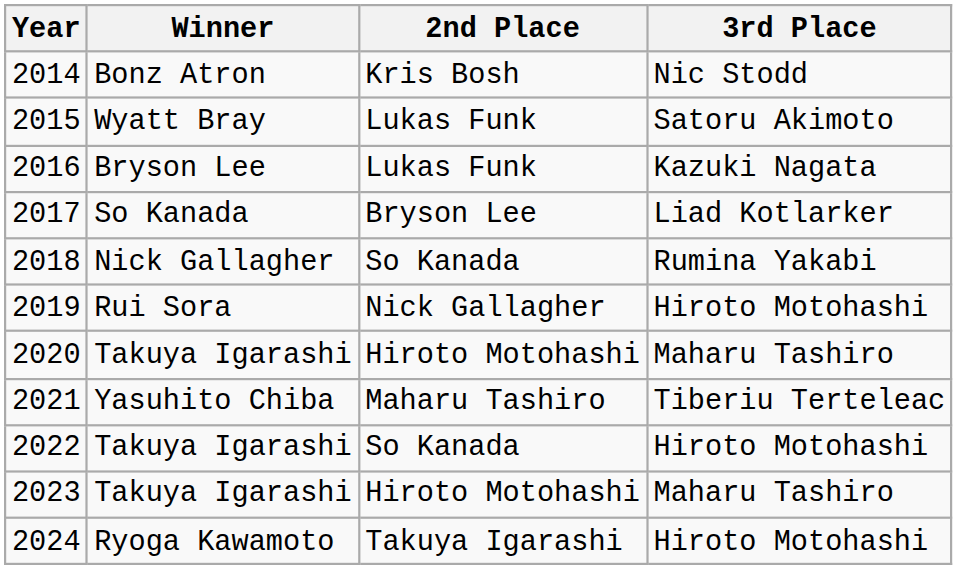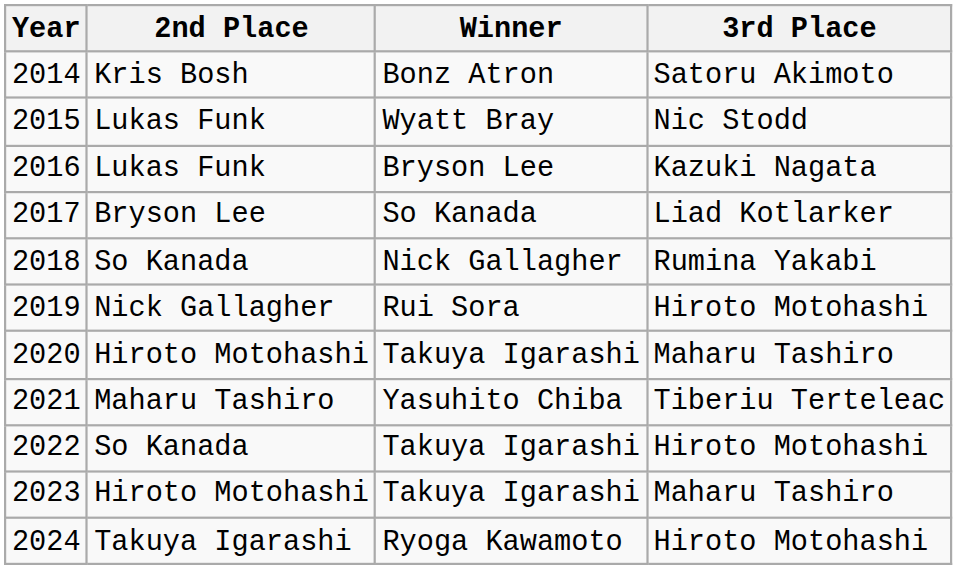columns swapped: (223, 28) <-> (503, 28)
(731, 75) Nic Stodd -> (774, 75) Satoru Akimoto
(774, 122) Satoru Akimoto -> (731, 122) Nic Stodd
